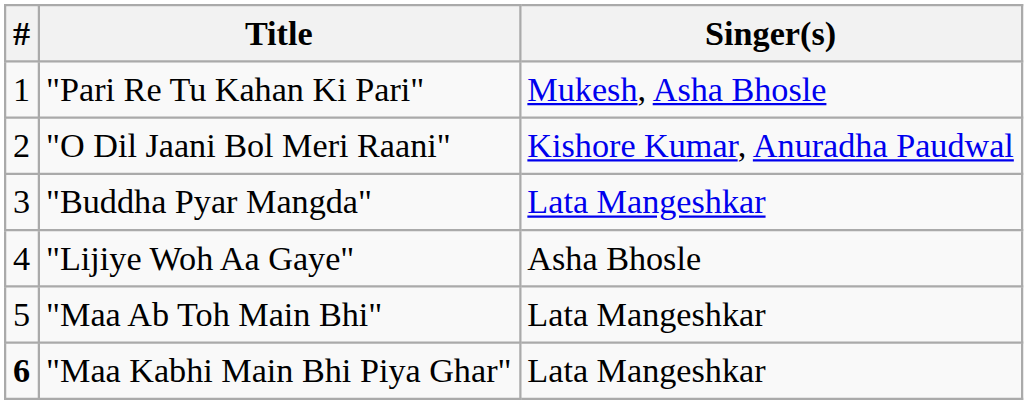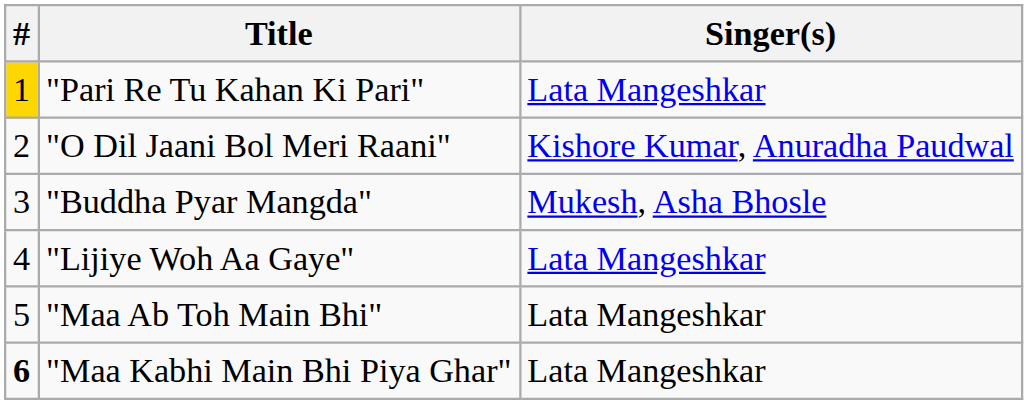(22, 89) no background -> (22, 89) gold background
(677, 89) Mukesh, Asha Bhosle -> (646, 89) Lata Mangeshkar
(646, 202) Lata Mangeshkar -> (677, 202) Mukesh, Asha Bhosle
(614, 258) Asha Bhosle -> (646, 258) Lata Mangeshkar
